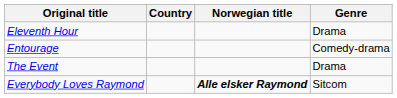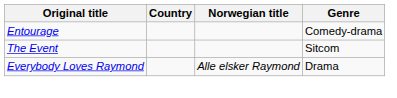- row: (42, 31)
(329, 66) Drama -> (322, 48) Sitcom
(252, 84) bold -> (249, 66) normal
(330, 84) Sitcom -> (322, 66) Drama
